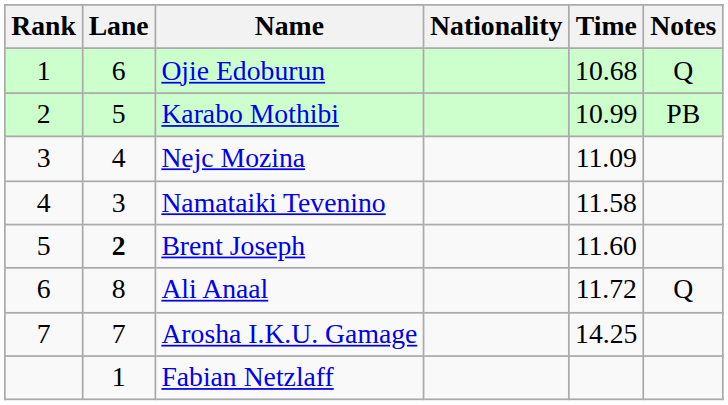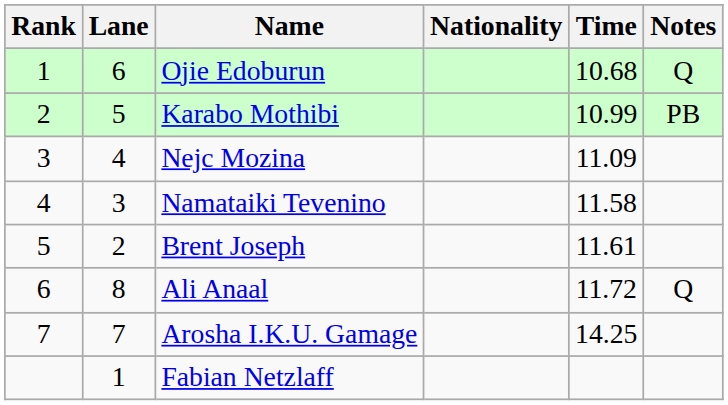(119, 245) bold -> (119, 245) normal
(606, 245) 11.60 -> (606, 245) 11.61
